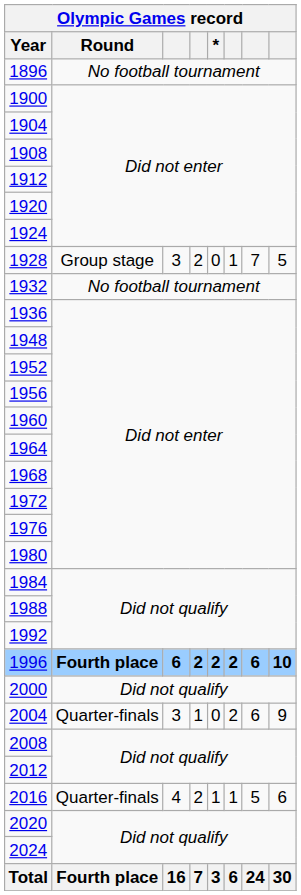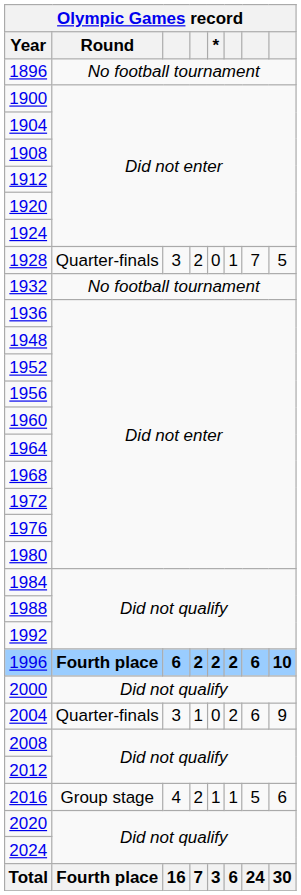(107, 260) Group stage -> (107, 260) Quarter-finals
(107, 797) Quarter-finals -> (107, 797) Group stage
